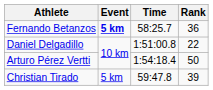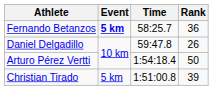(155, 45) 1:51:00.8 -> (155, 45) 59:47.8
(193, 45) 22 -> (193, 45) 26
(155, 77) 59:47.8 -> (155, 77) 1:51:00.8
